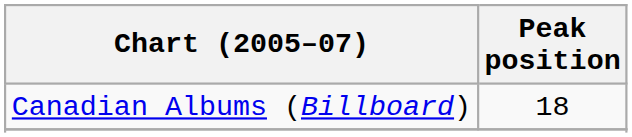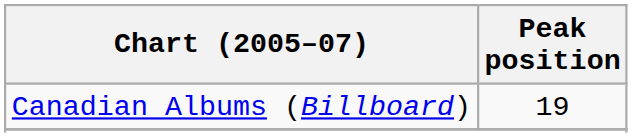(553, 107) 18 -> (553, 107) 19
